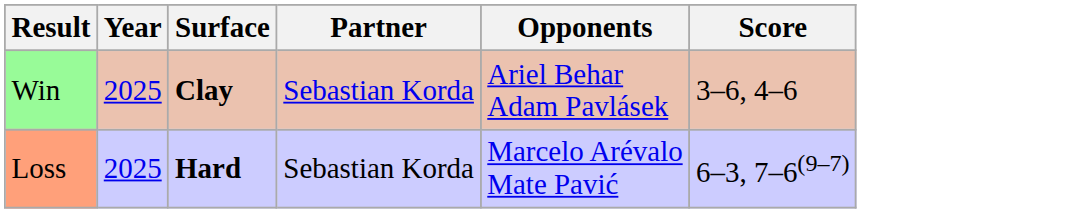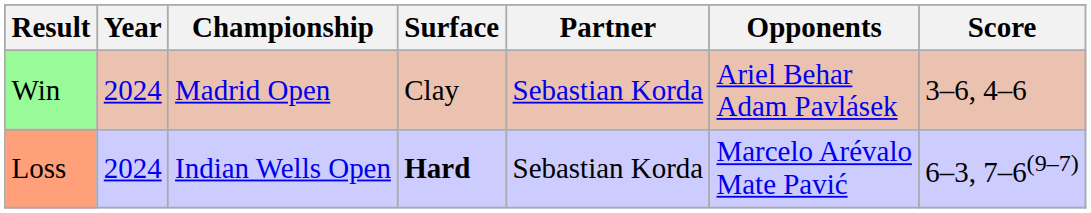+ column: (283, 27)
(133, 89) 2025 -> (133, 89) 2024
(204, 89) bold -> (432, 89) normal
(133, 168) 2025 -> (133, 168) 2024
